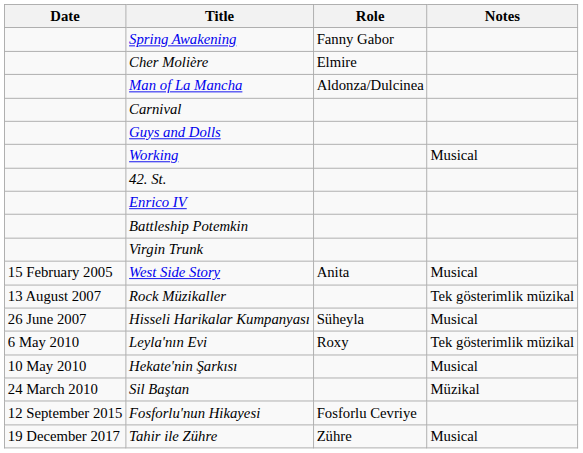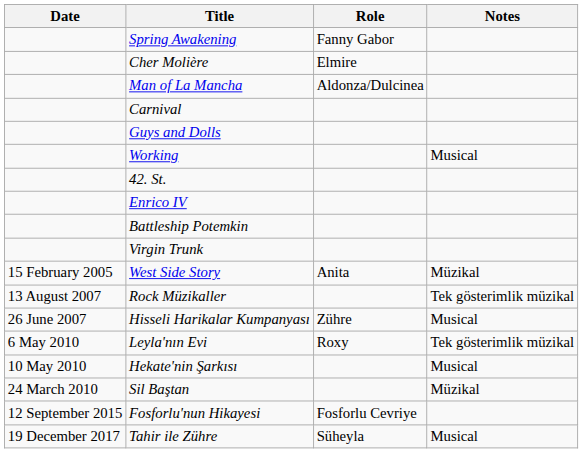(454, 272) Musical -> (455, 272) Müzikal
(340, 319) Süheyla -> (334, 319) Zühre
(334, 436) Zühre -> (340, 436) Süheyla
